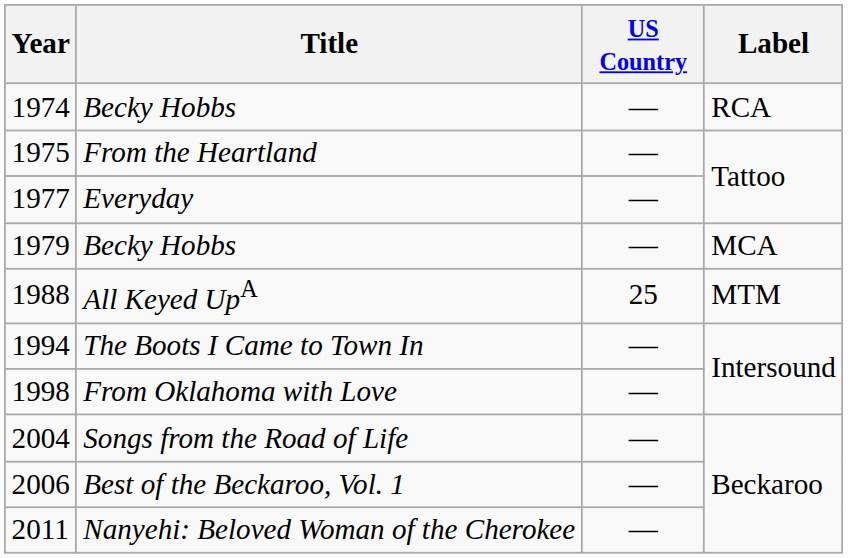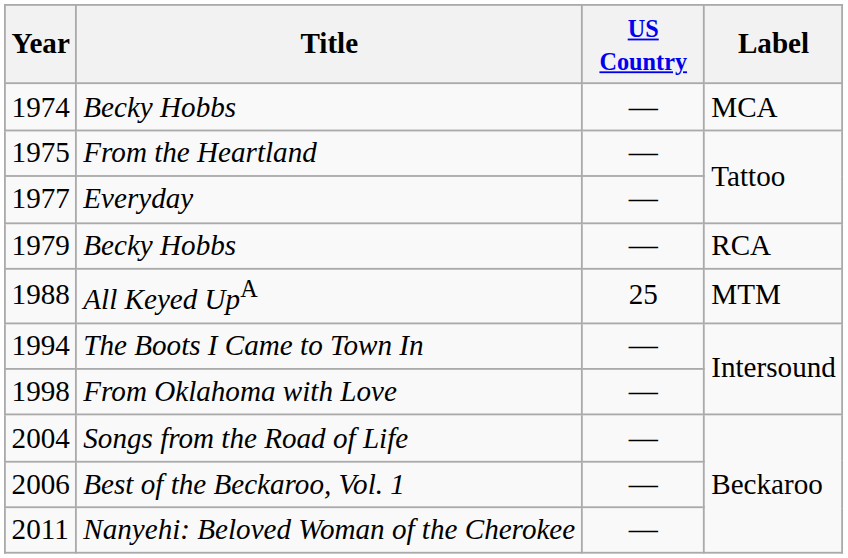(741, 106) RCA -> (744, 106) MCA
(744, 245) MCA -> (741, 245) RCA
